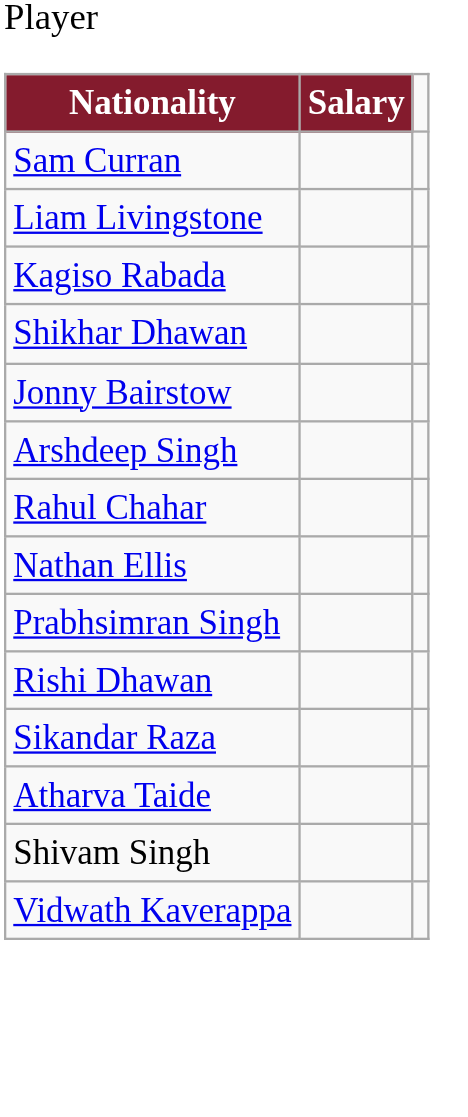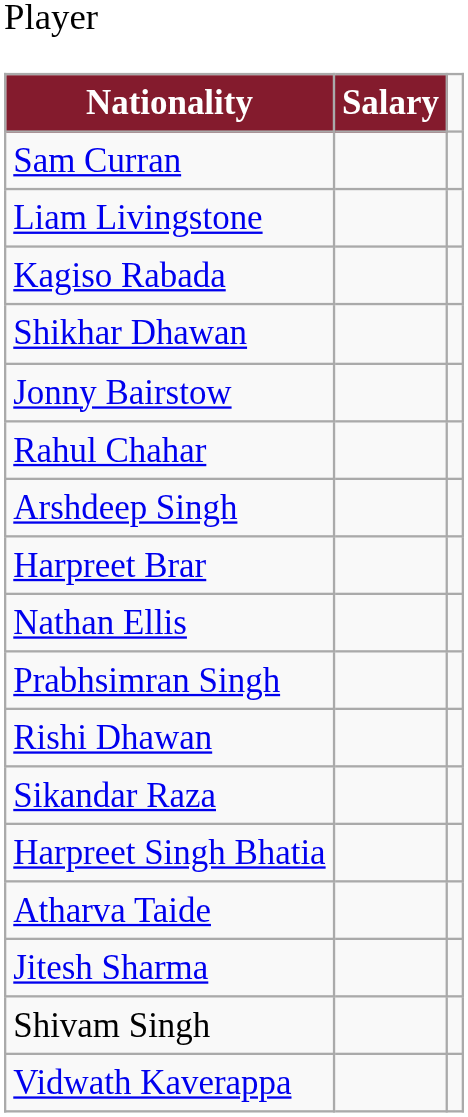rows swapped: (110, 506) <-> (125, 448)
+ row: (110, 563)
+ row: (169, 852)
+ row: (111, 967)
